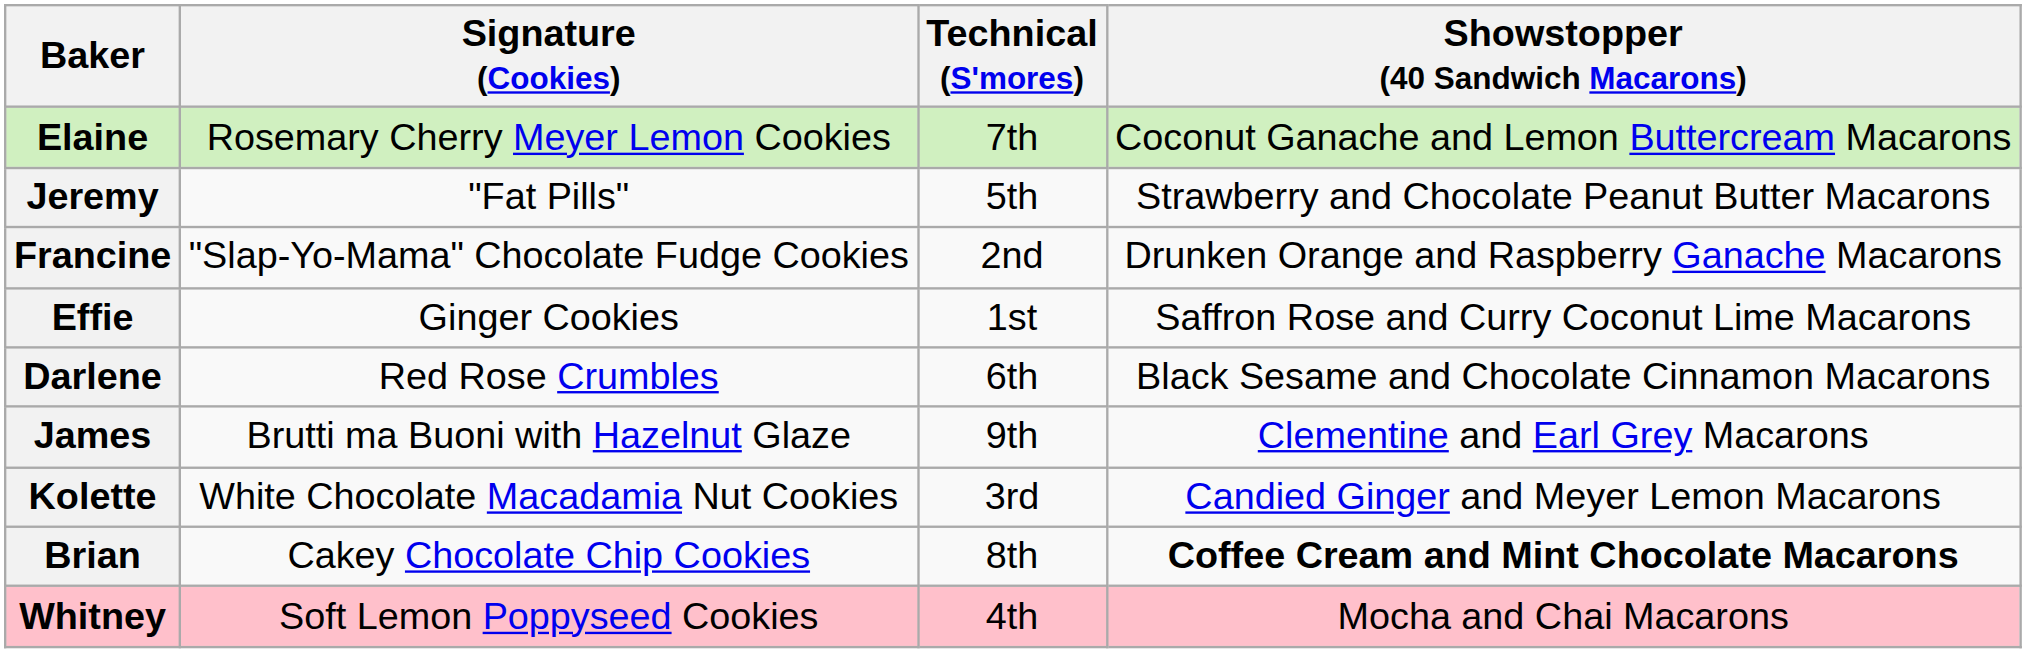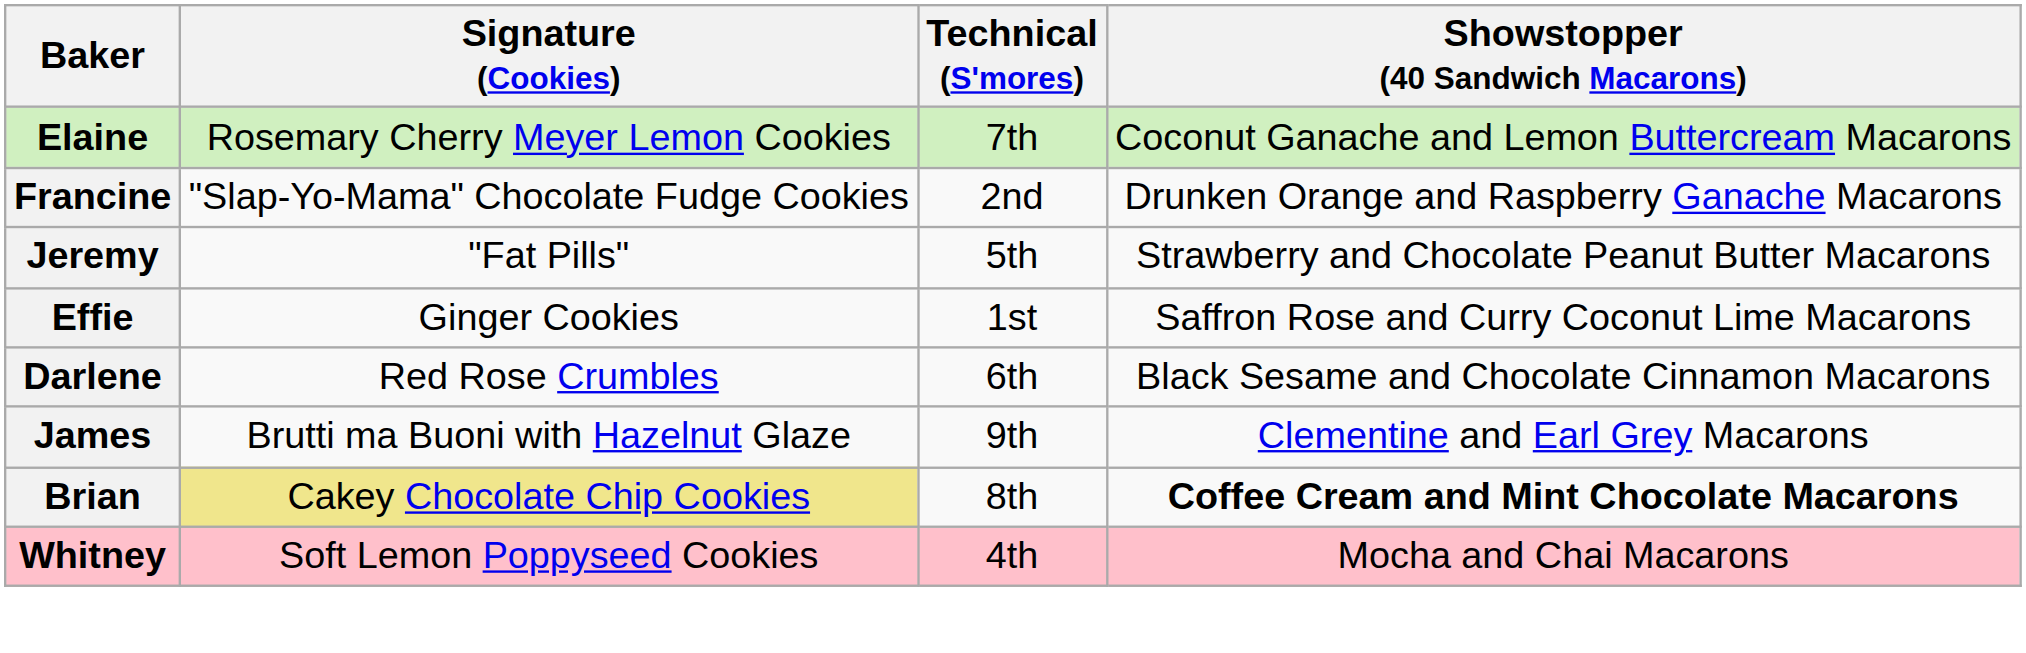rows swapped: (93, 196) <-> (93, 256)
- row: (93, 496)
(549, 556) no background -> (549, 496) khaki background
